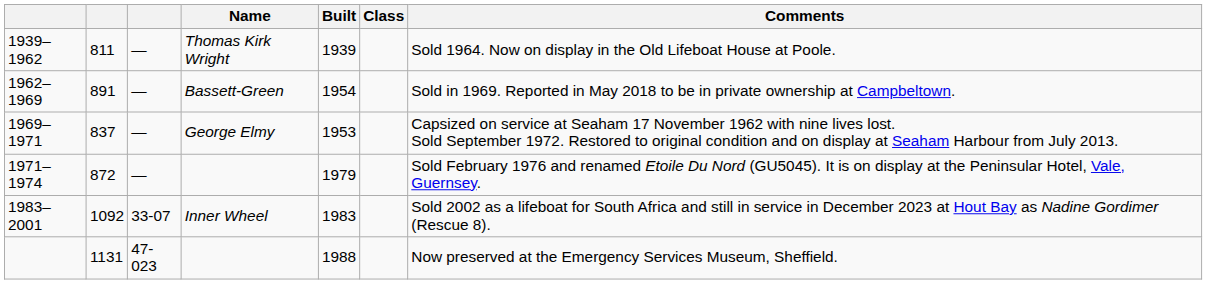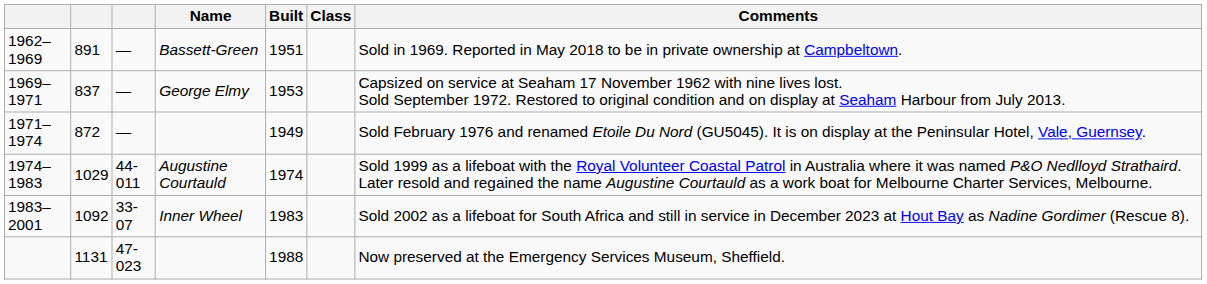- row: (29, 49)
(339, 91) 1954 -> (286, 49) 1951
(339, 174) 1979 -> (286, 132) 1949
+ row: (29, 174)
